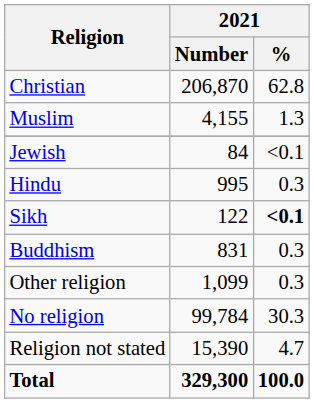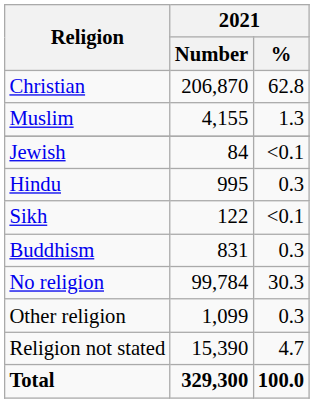(285, 217) bold -> (285, 217) normal
rows swapped: (68, 282) <-> (57, 315)
